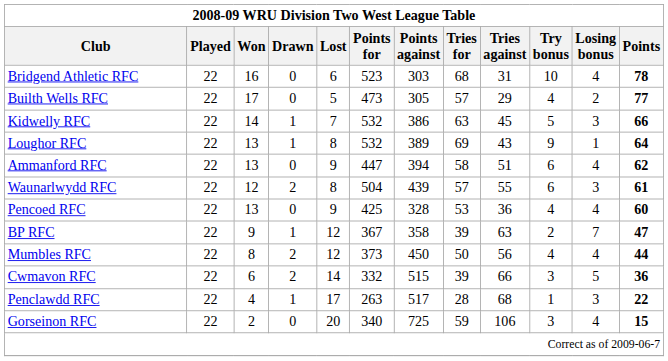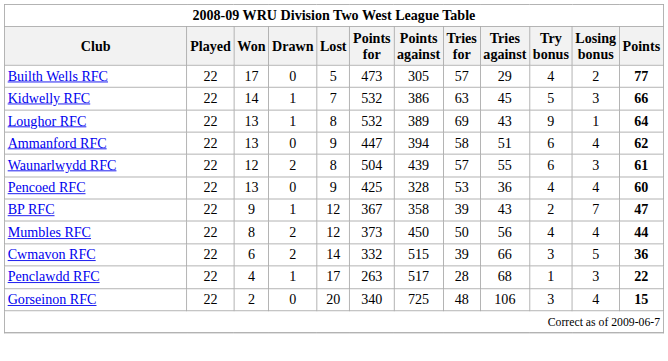- row: (73, 76)
(505, 232) 63 -> (505, 210) 43
(462, 321) 59 -> (462, 299) 48
